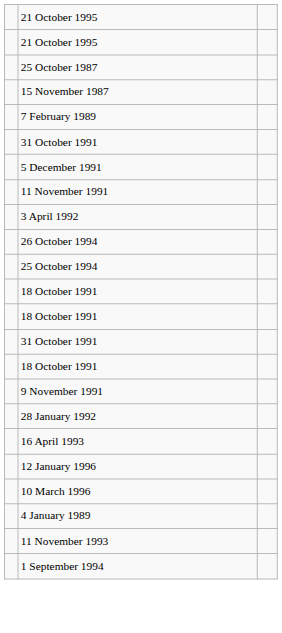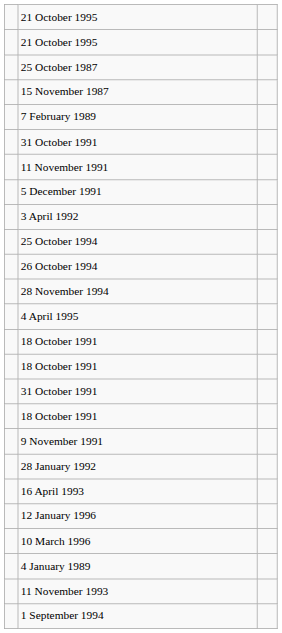rows swapped: (11, 192) <-> (11, 167)
rows swapped: (11, 267) <-> (11, 242)
+ row: (11, 292)
+ row: (11, 317)
